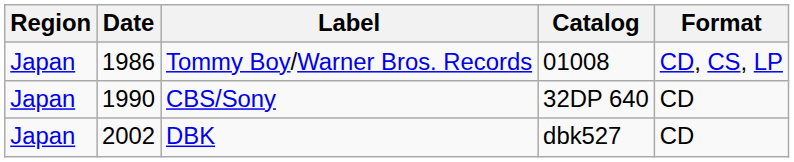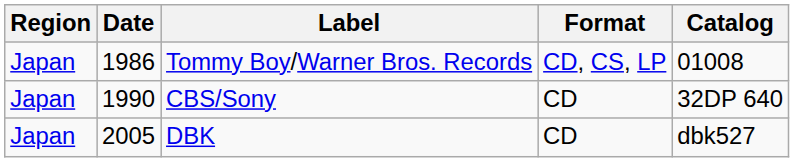columns swapped: (721, 23) <-> (596, 23)
(129, 136) 2002 -> (129, 136) 2005
